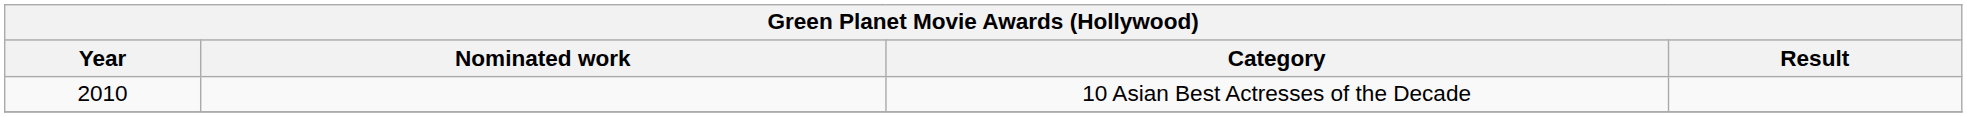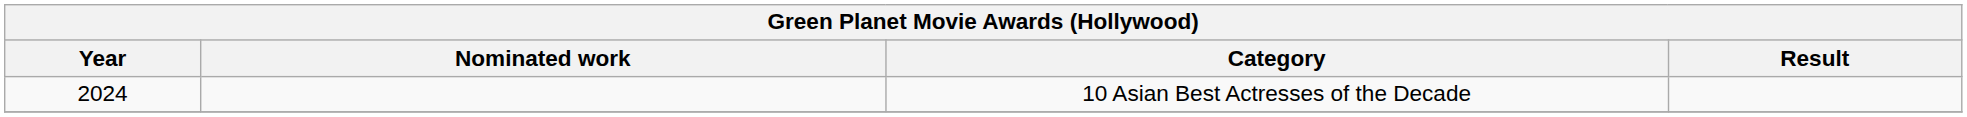(103, 93) 2010 -> (103, 93) 2024
